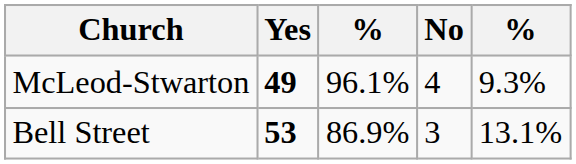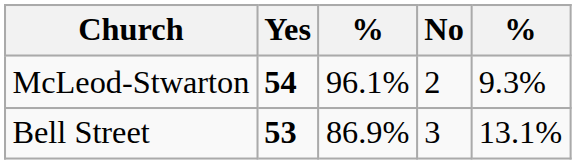(280, 81) 49 -> (280, 81) 54
(432, 81) 4 -> (432, 81) 2
